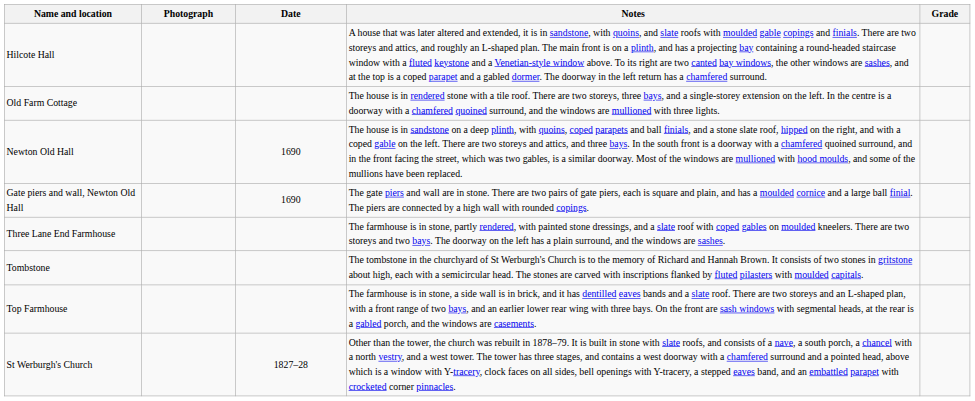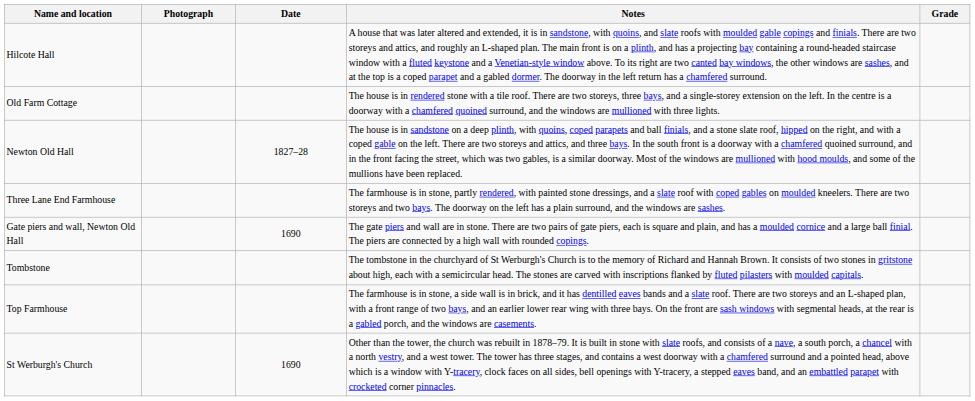(291, 152) 1690 -> (291, 152) 1827–28
rows swapped: (71, 200) <-> (61, 234)
(291, 364) 1827–28 -> (291, 364) 1690
